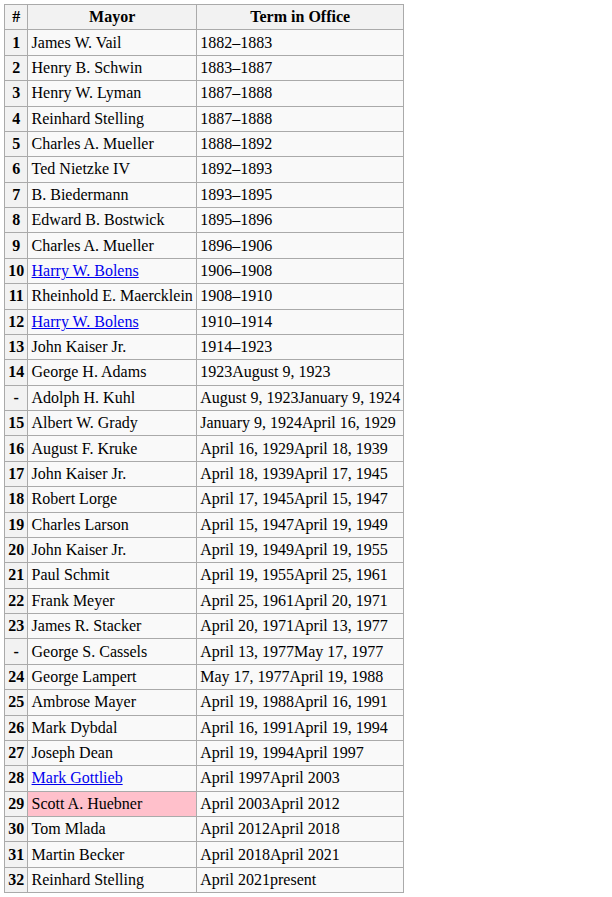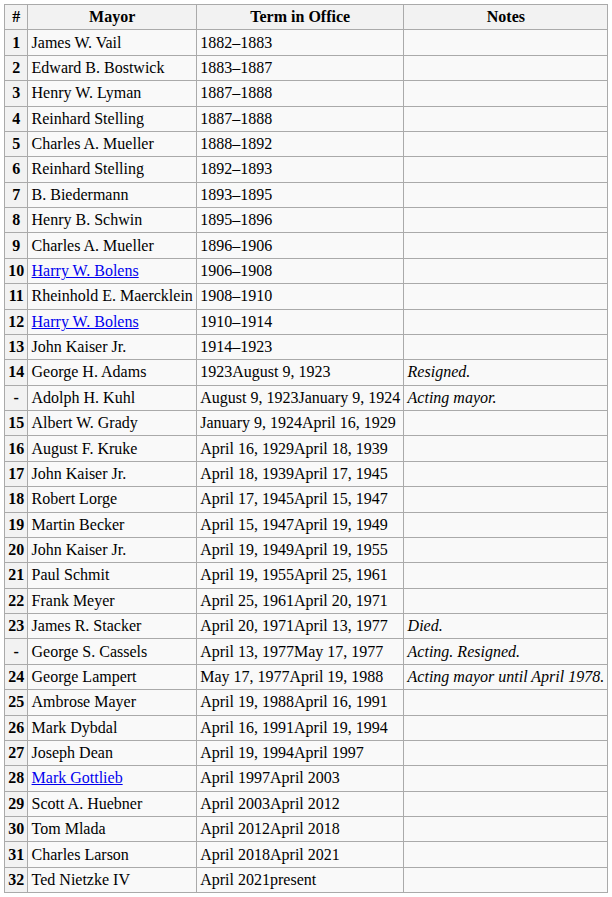+ column: (506, 17)
(87, 67) Henry B. Schwin -> (98, 67) Edward B. Bostwick
(81, 169) Ted Nietzke IV -> (88, 169) Reinhard Stelling
(98, 220) Edward B. Bostwick -> (87, 220) Henry B. Schwin
(80, 524) Charles Larson -> (78, 524) Martin Becker
(87, 803) pink background -> (87, 803) no background
(78, 854) Martin Becker -> (80, 854) Charles Larson
(88, 879) Reinhard Stelling -> (81, 879) Ted Nietzke IV
